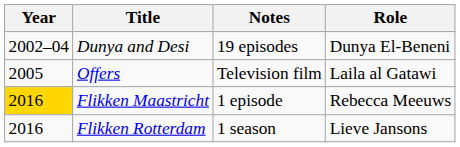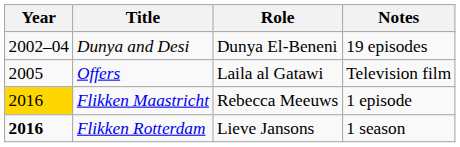columns swapped: (390, 18) <-> (269, 18)
(26, 127) normal -> (26, 127) bold
